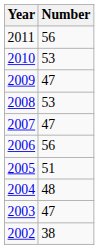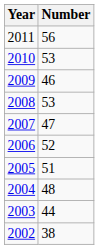(48, 80) 47 -> (48, 80) 46
(48, 146) 56 -> (48, 146) 52
(48, 211) 47 -> (48, 211) 44
